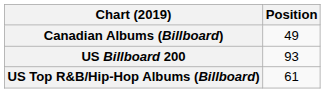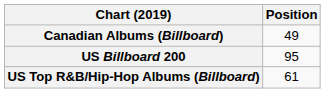(292, 56) 93 -> (292, 56) 95
